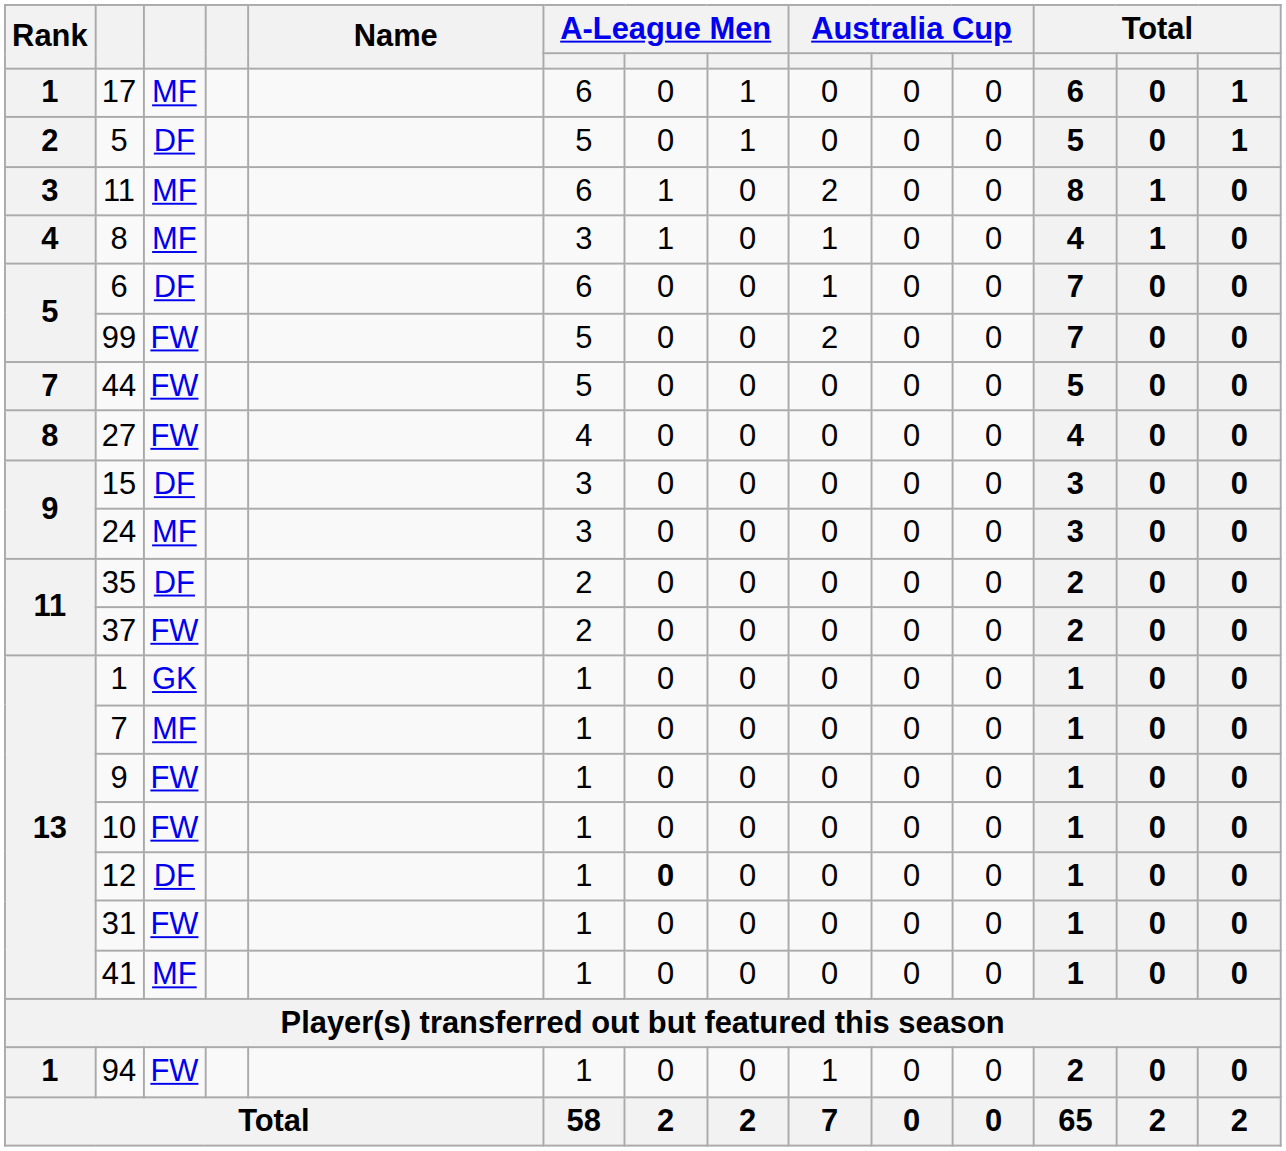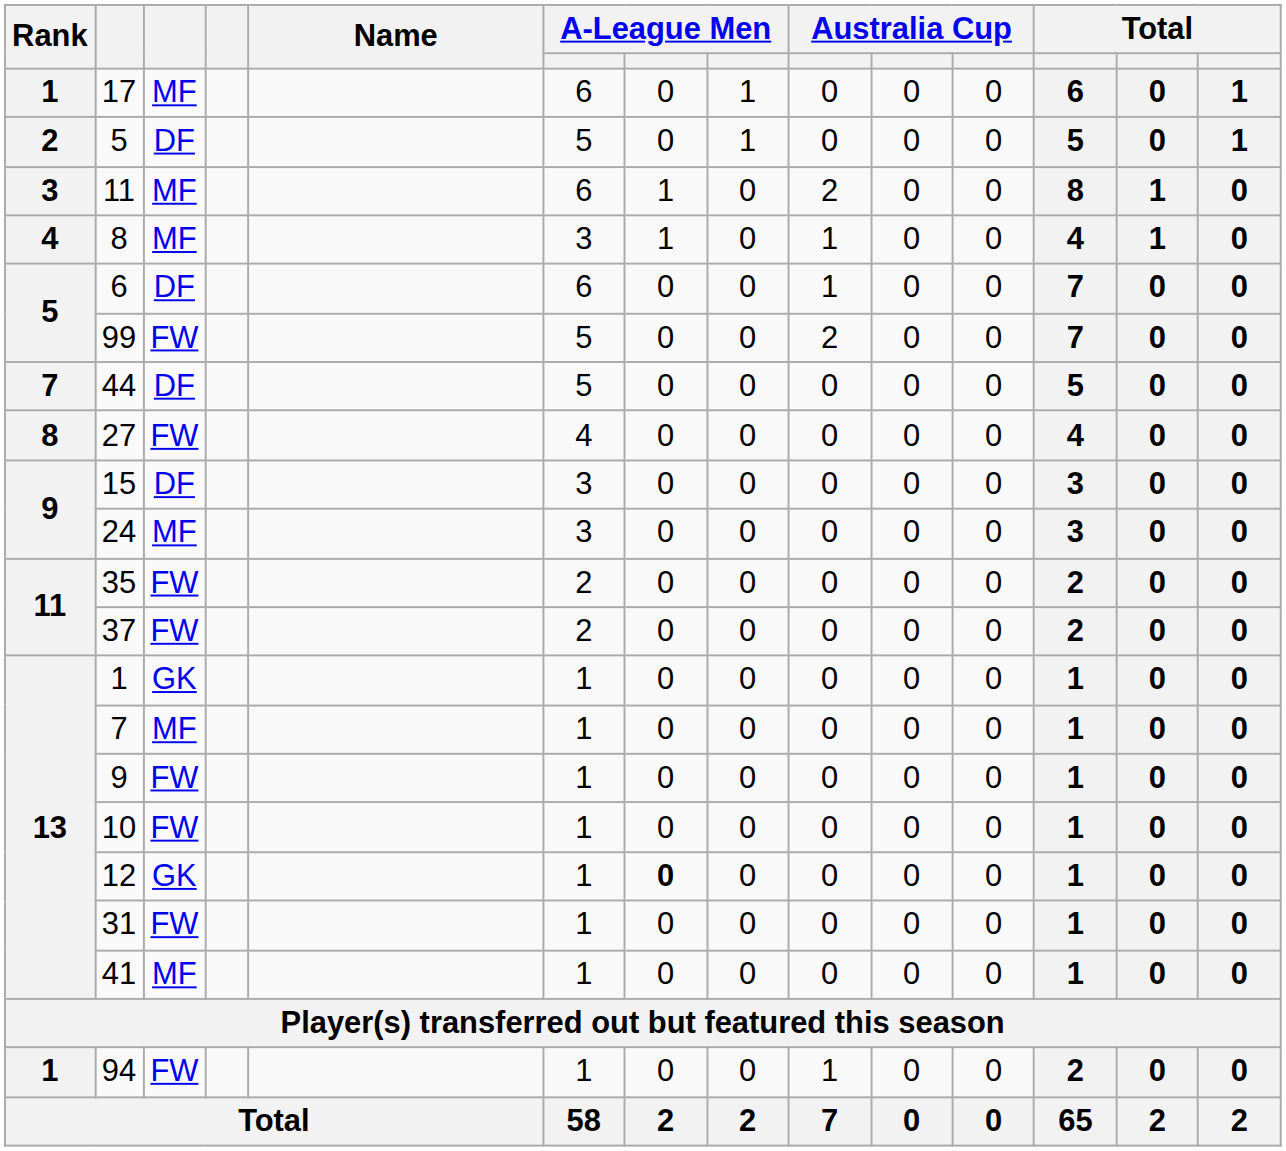(174, 386) FW -> (174, 386) DF
(174, 581) DF -> (174, 581) FW
(174, 875) DF -> (174, 875) GK
